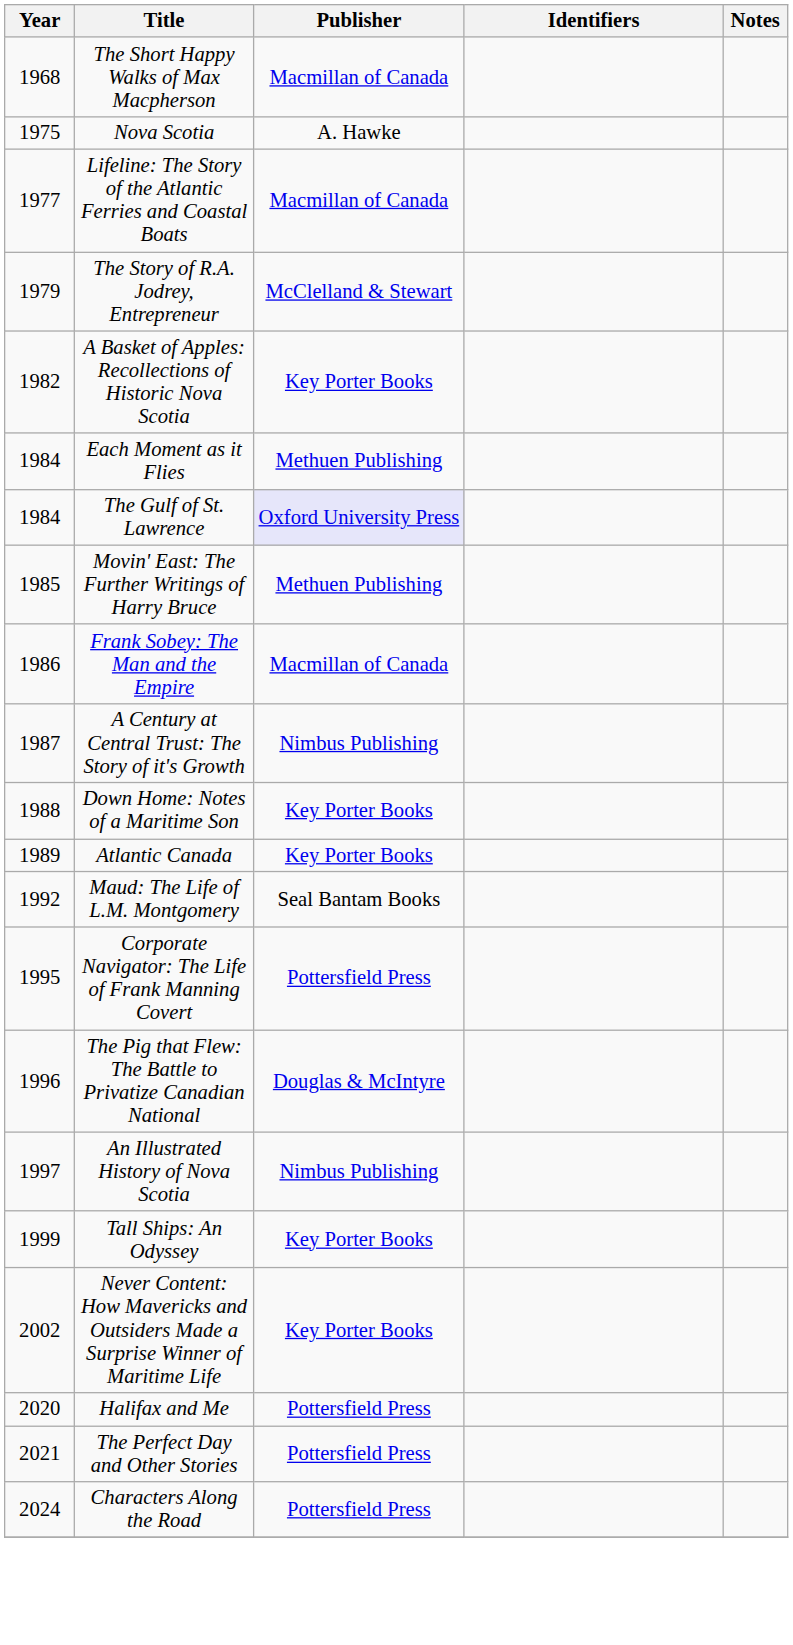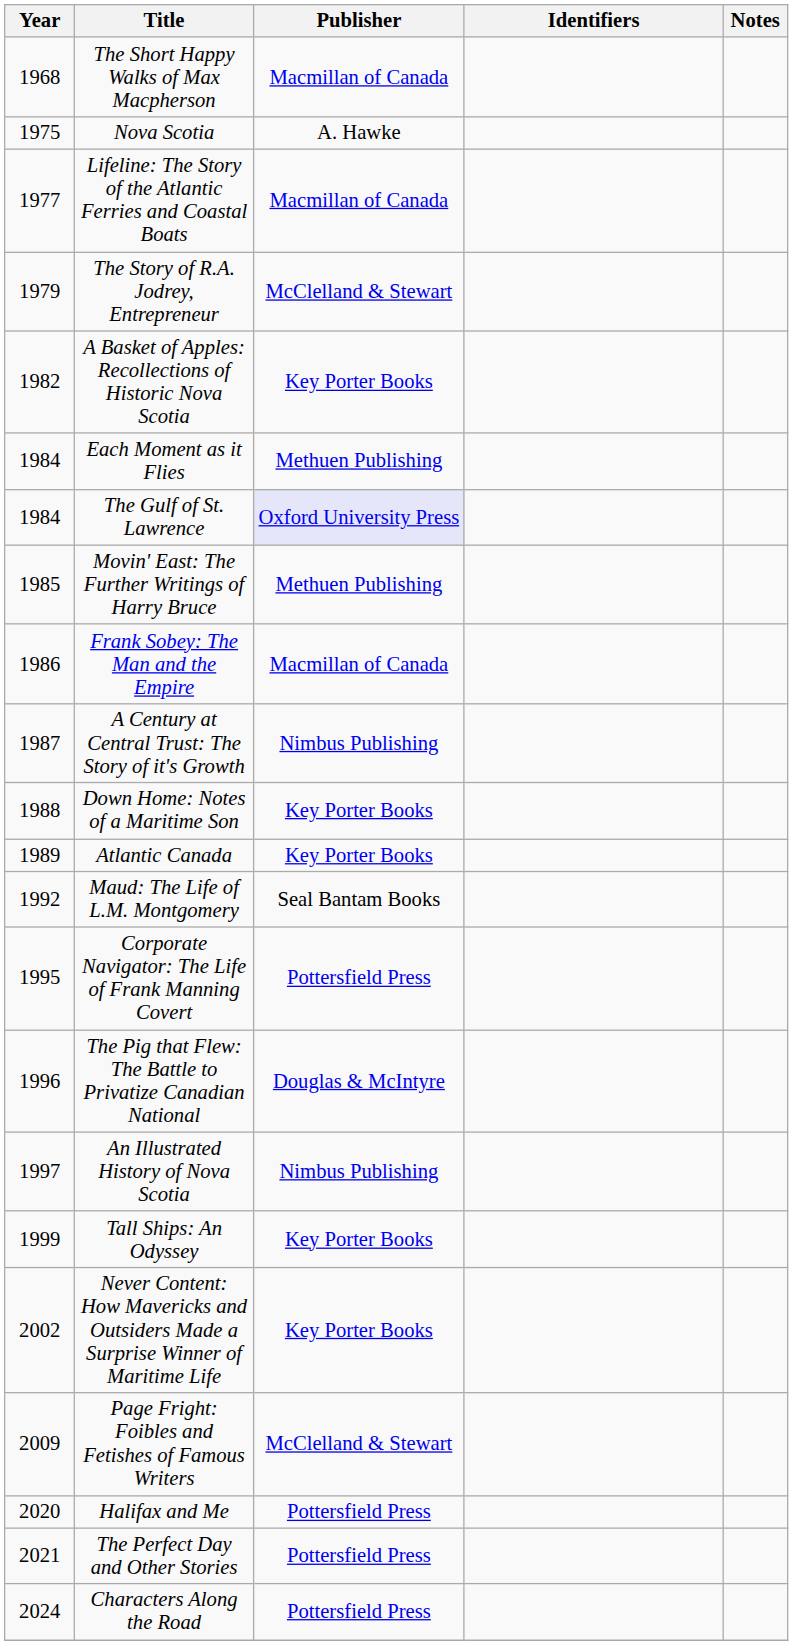+ row: (164, 1443)
